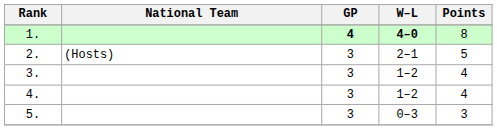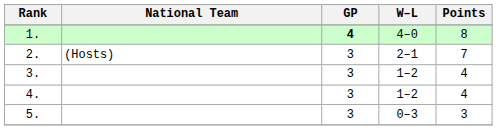(407, 34) bold -> (407, 34) normal
(464, 54) 5 -> (464, 54) 7
